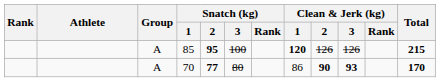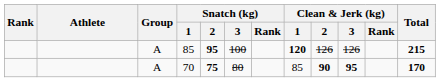(212, 67) 77 -> (212, 67) 75
(297, 67) 86 -> (297, 67) 85
(352, 67) 93 -> (352, 67) 95
